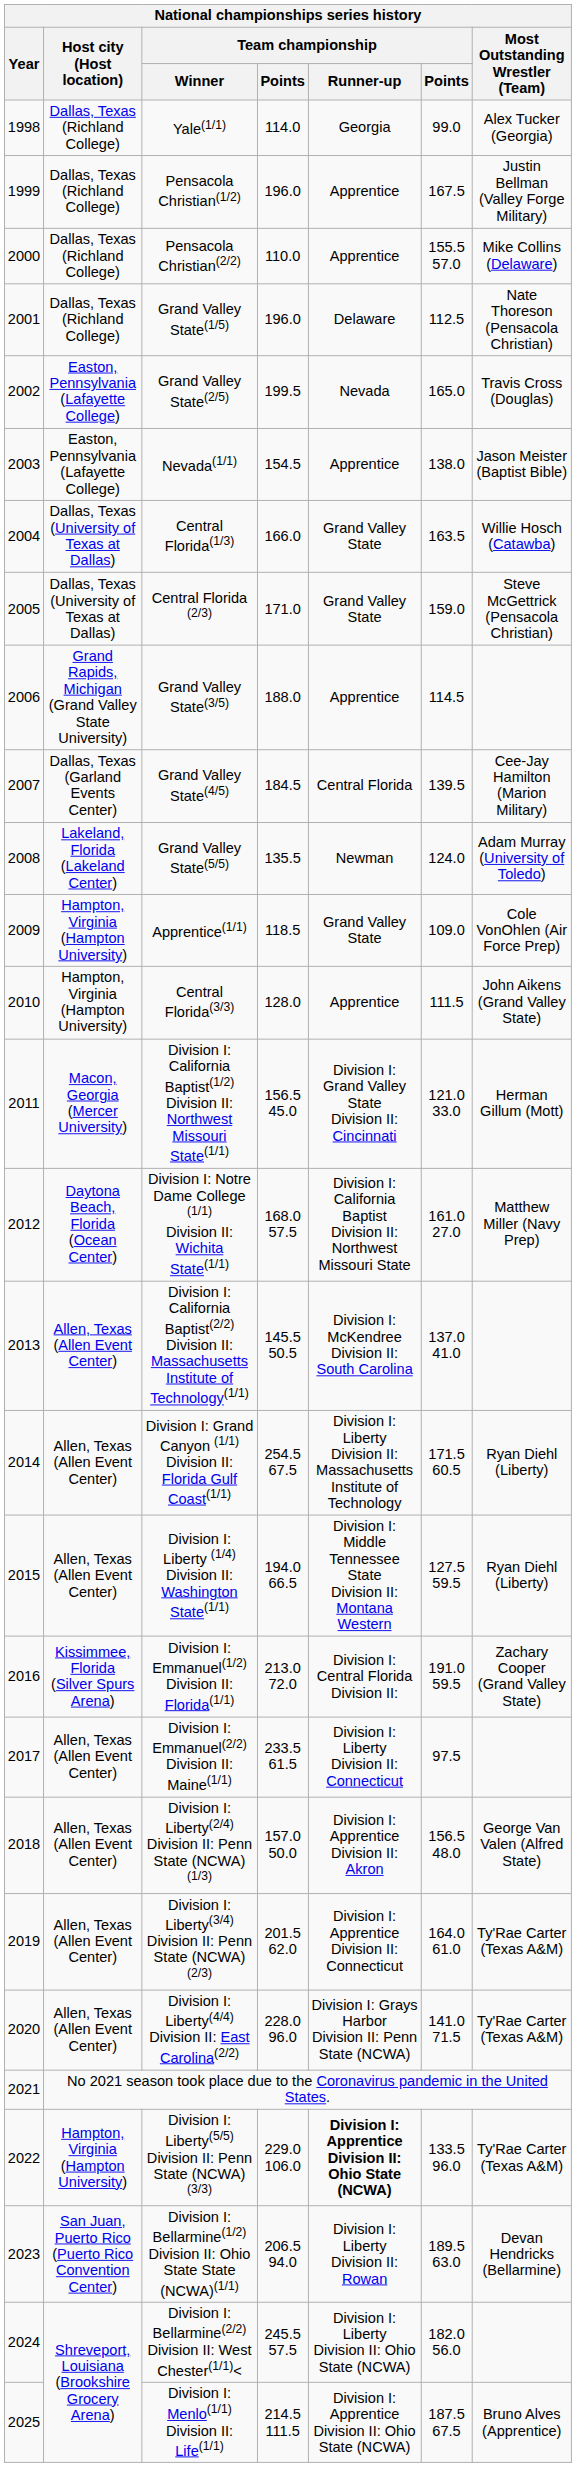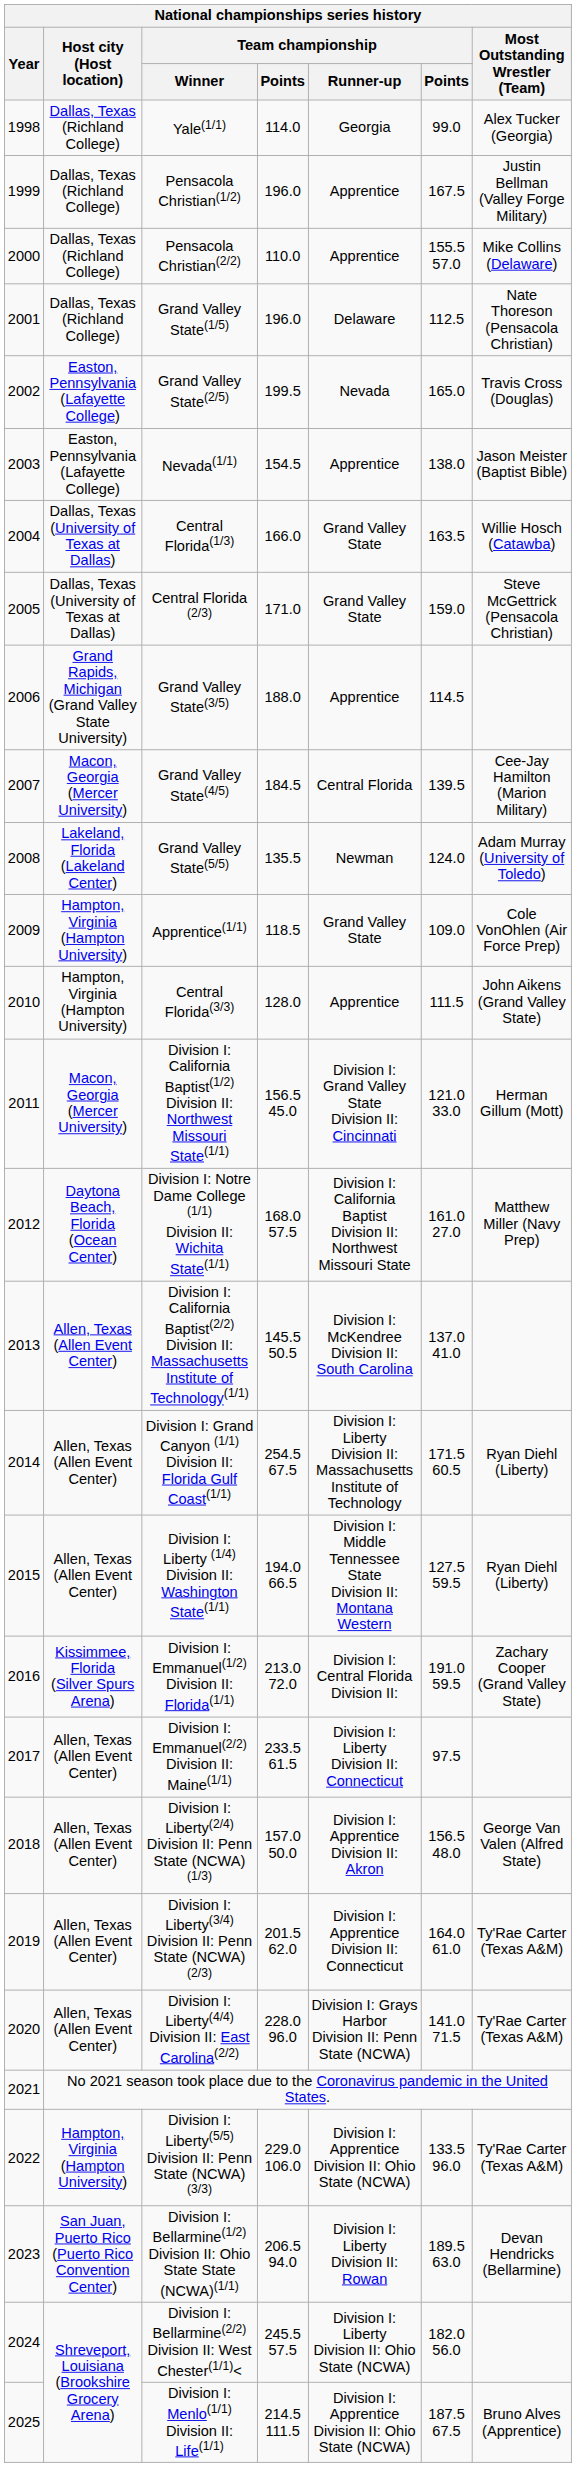(93, 786) Dallas, Texas (Garland Events Center) -> (93, 786) Macon, Georgia (Mercer University)
(365, 2157) bold -> (365, 2157) normal
